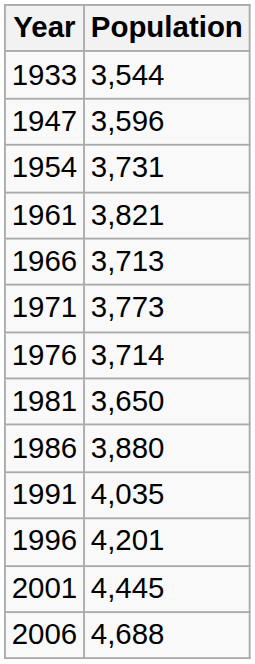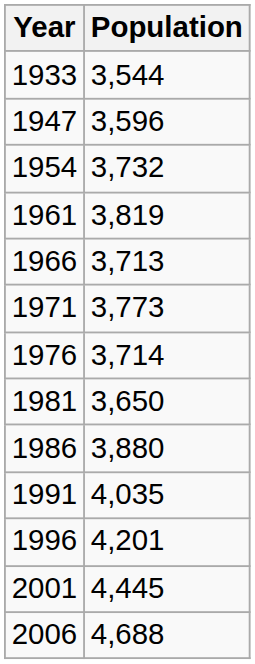(128, 167) 3,731 -> (128, 167) 3,732
(128, 214) 3,821 -> (128, 214) 3,819
